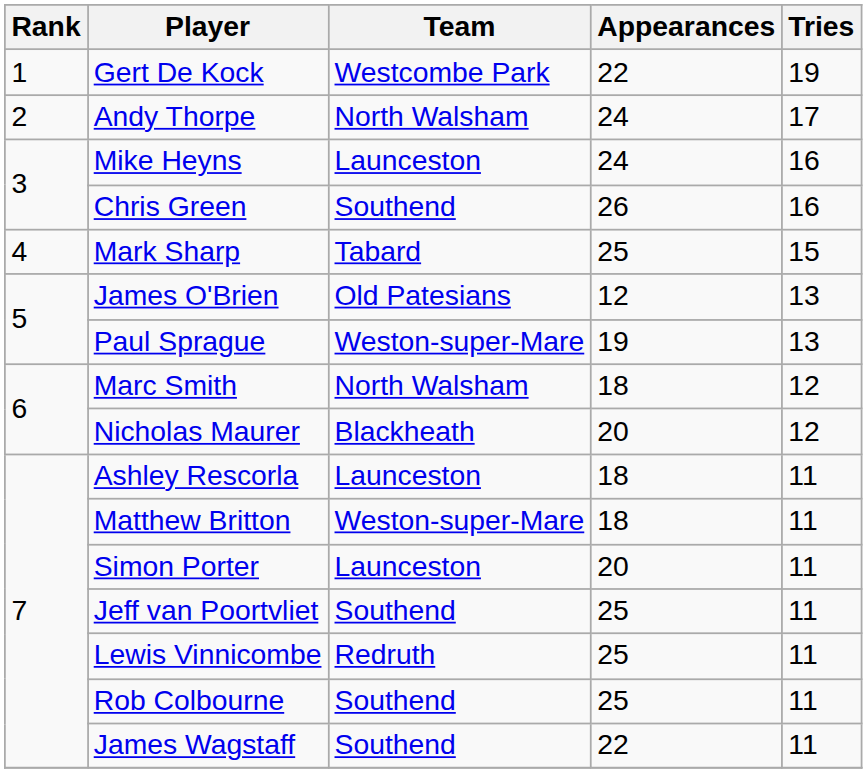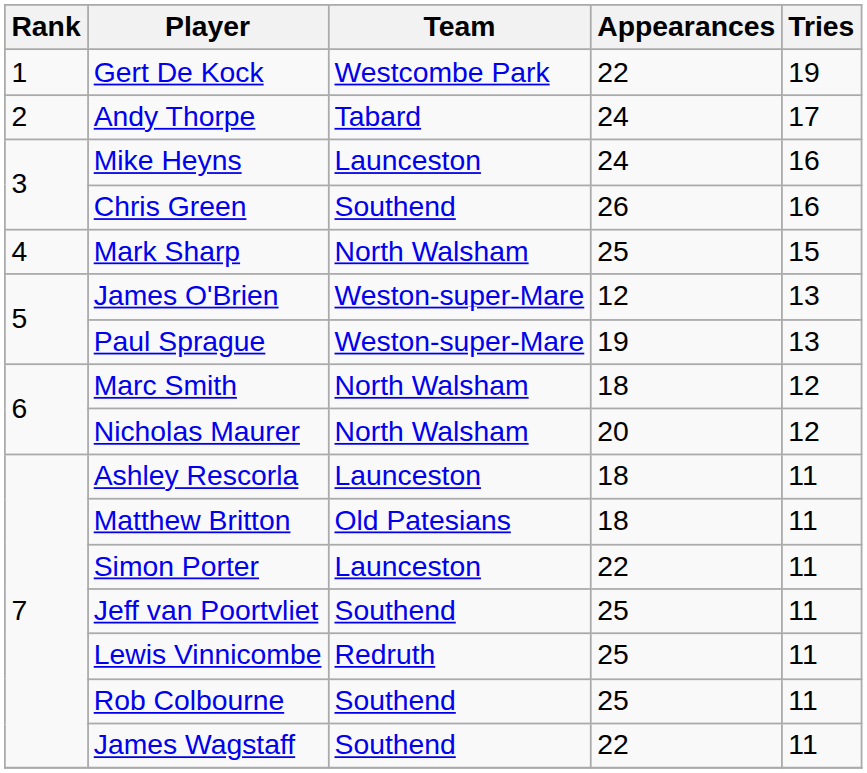(432, 116) North Walsham -> (378, 116) Tabard
(378, 251) Tabard -> (432, 251) North Walsham
(423, 296) Old Patesians -> (459, 296) Weston-super-Mare
(405, 431) Blackheath -> (432, 431) North Walsham
(459, 521) Weston-super-Mare -> (423, 521) Old Patesians
(613, 565) 20 -> (613, 565) 22
